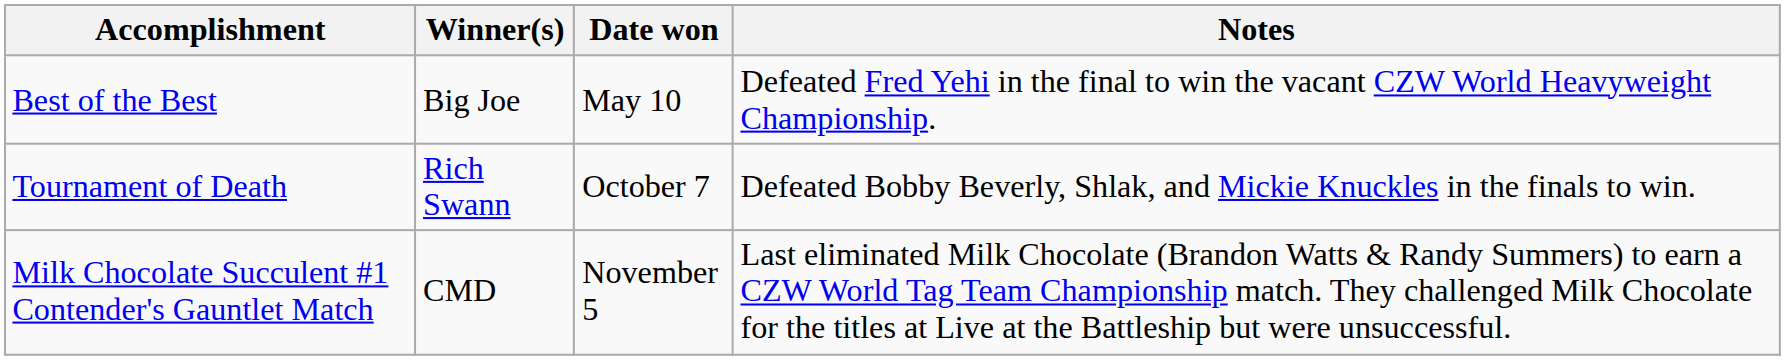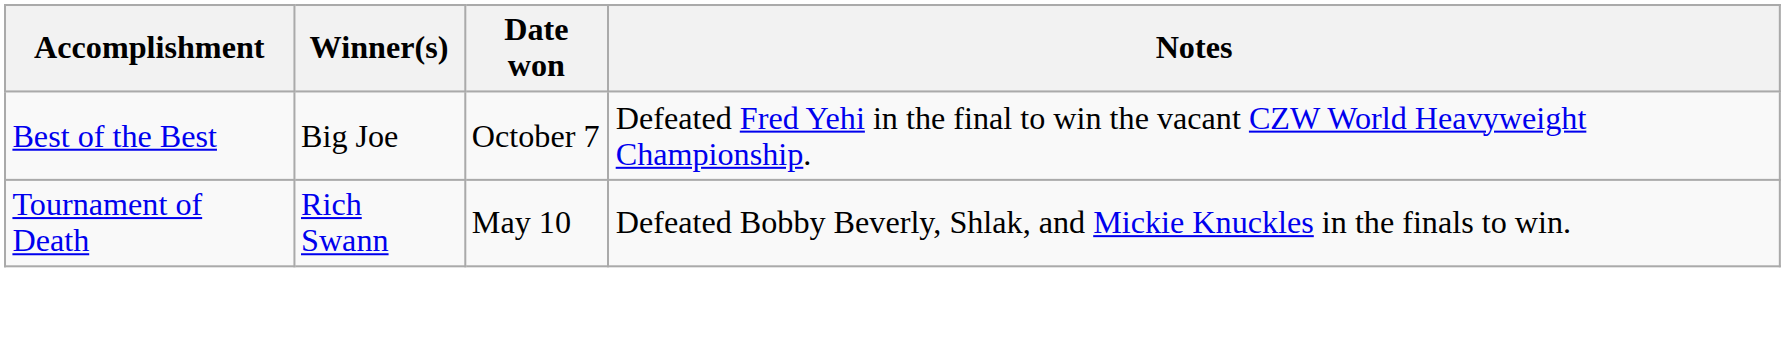(632, 99) May 10 -> (536, 135) October 7
(646, 186) October 7 -> (521, 222) May 10
- row: (200, 291)
